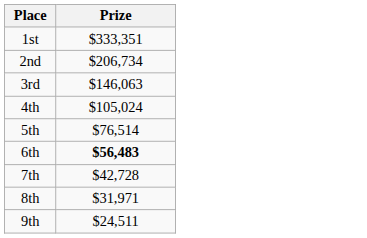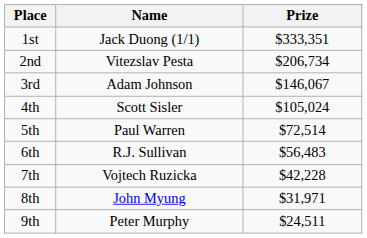+ column: (149, 15)
(116, 84) $146,063 -> (302, 84) $146,067
(116, 130) $76,514 -> (302, 130) $72,514
(116, 152) bold -> (302, 152) normal
(116, 175) $42,728 -> (302, 175) $42,228
